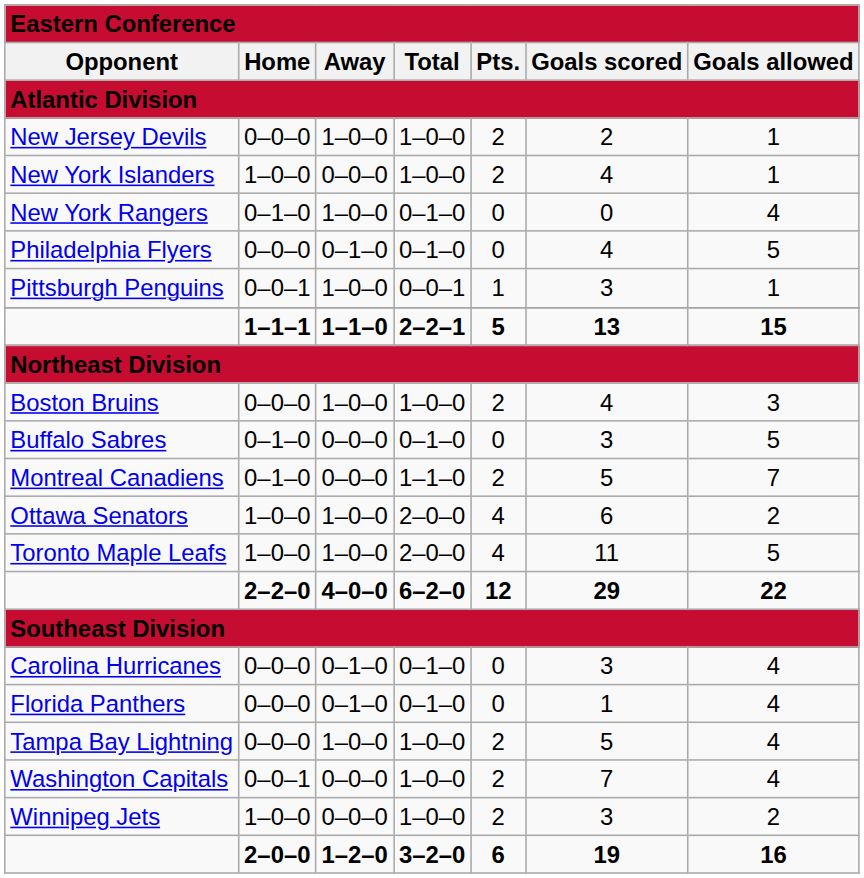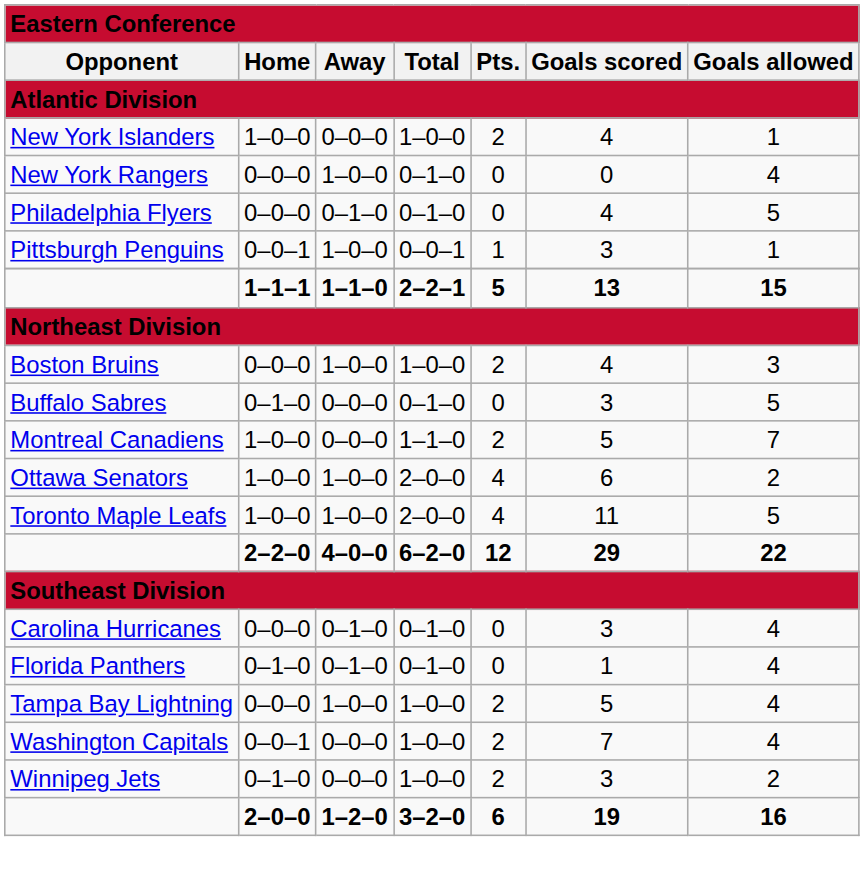- row: (108, 137)
(277, 213) 0–1–0 -> (277, 175) 0–0–0
(277, 477) 0–1–0 -> (277, 439) 1–0–0
(277, 704) 0–0–0 -> (277, 666) 0–1–0
(277, 817) 1–0–0 -> (277, 779) 0–1–0
